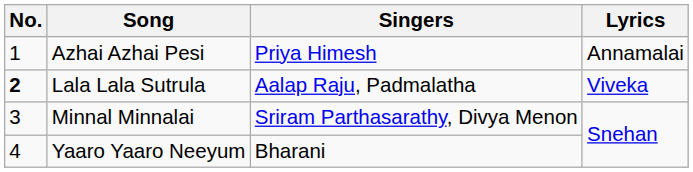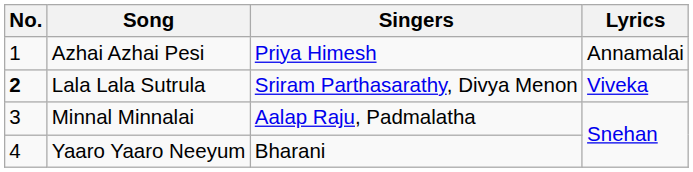(365, 85) Aalap Raju, Padmalatha -> (416, 85) Sriram Parthasarathy, Divya Menon
(416, 118) Sriram Parthasarathy, Divya Menon -> (365, 118) Aalap Raju, Padmalatha
